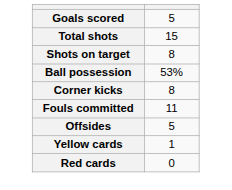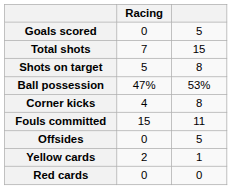+ column: (144, 13)
